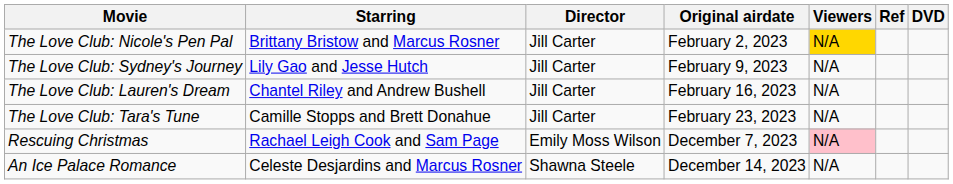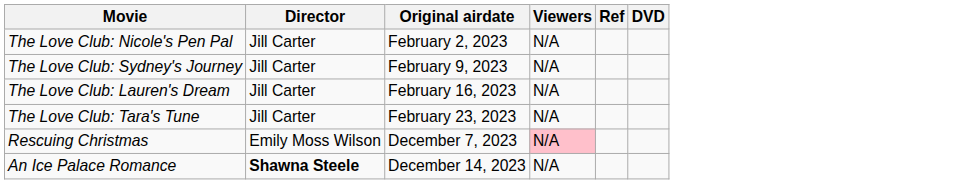- column: (386, 16)
(826, 41) gold background -> (546, 41) no background
(582, 166) normal -> (304, 166) bold
